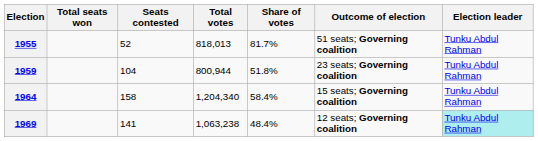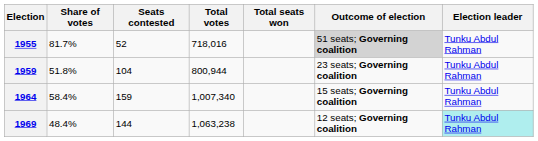columns swapped: (82, 17) <-> (281, 17)
(213, 44) 818,013 -> (209, 44) 718,016
(362, 44) no background -> (362, 44) lightgrey background
(128, 97) 158 -> (124, 97) 159
(217, 97) 1,204,340 -> (213, 97) 1,007,340
(128, 123) 141 -> (124, 123) 144
